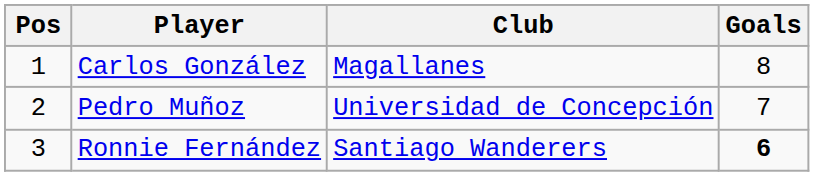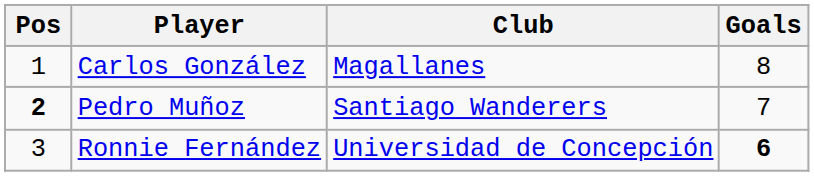(38, 108) normal -> (38, 108) bold
(523, 108) Universidad de Concepción -> (470, 108) Santiago Wanderers
(470, 150) Santiago Wanderers -> (523, 150) Universidad de Concepción
